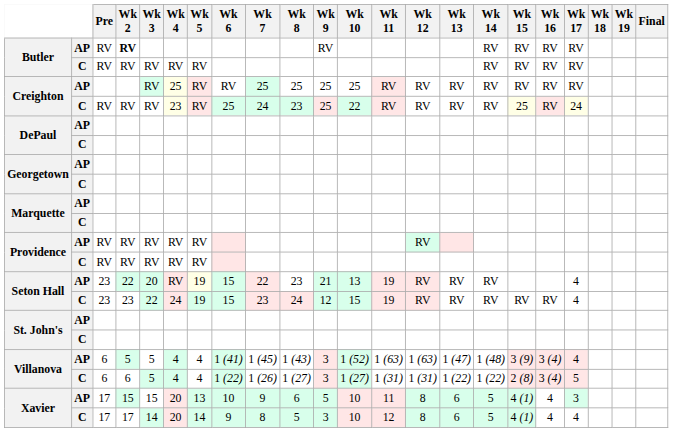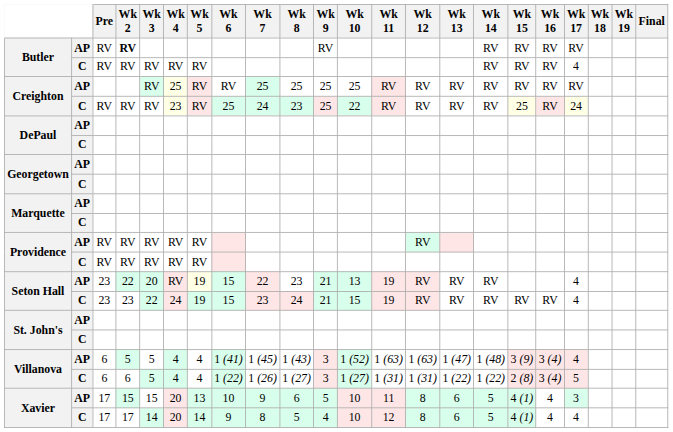(576, 67) RV -> (576, 67) 4
(326, 301) 12 -> (326, 301) 21
(326, 418) 3 -> (326, 418) 4
